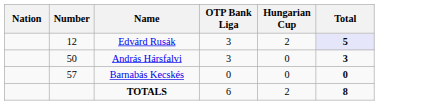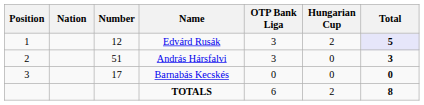+ column: (27, 19)
(72, 58) 50 -> (117, 58) 51
(72, 75) 57 -> (117, 75) 17
